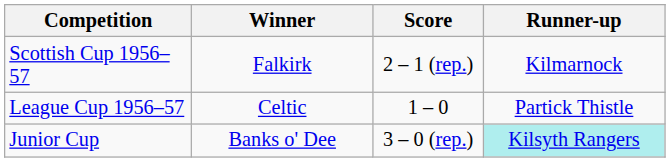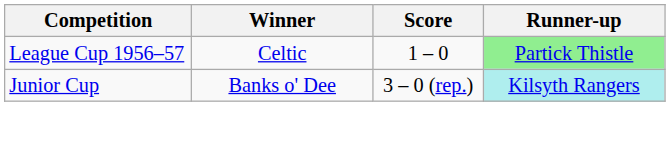- row: (89, 64)
(574, 107) no background -> (574, 52) lightgreen background
